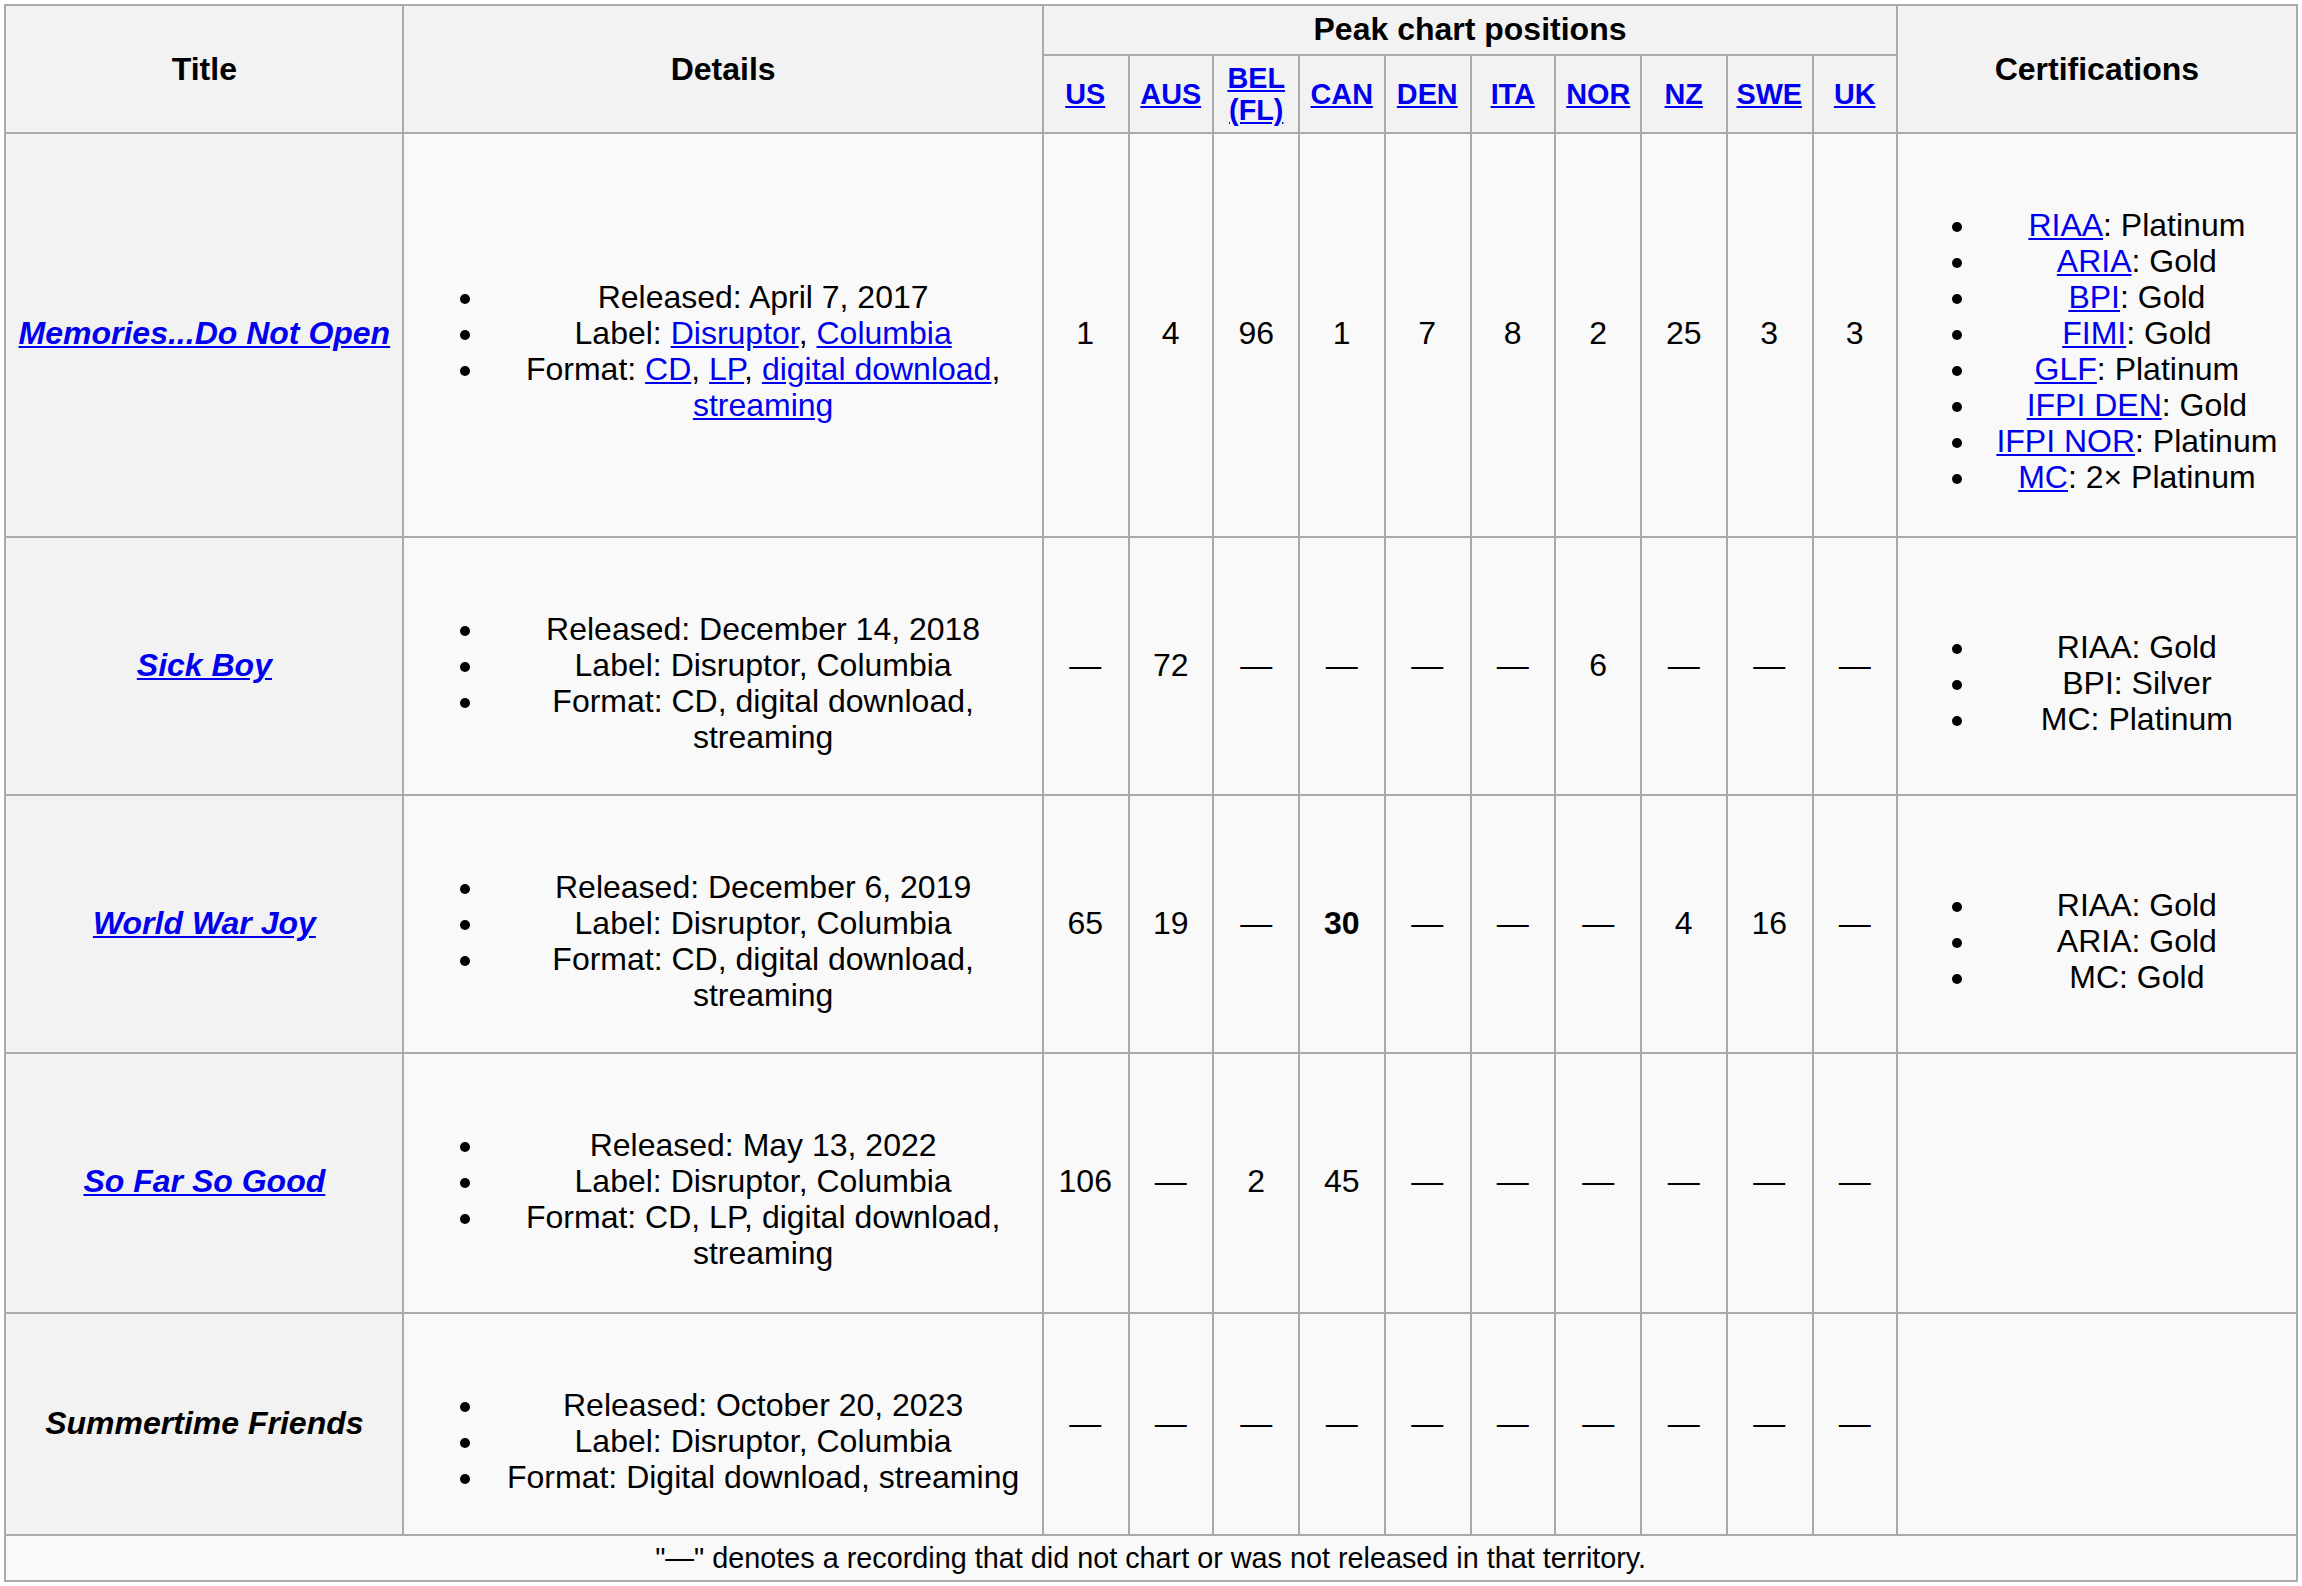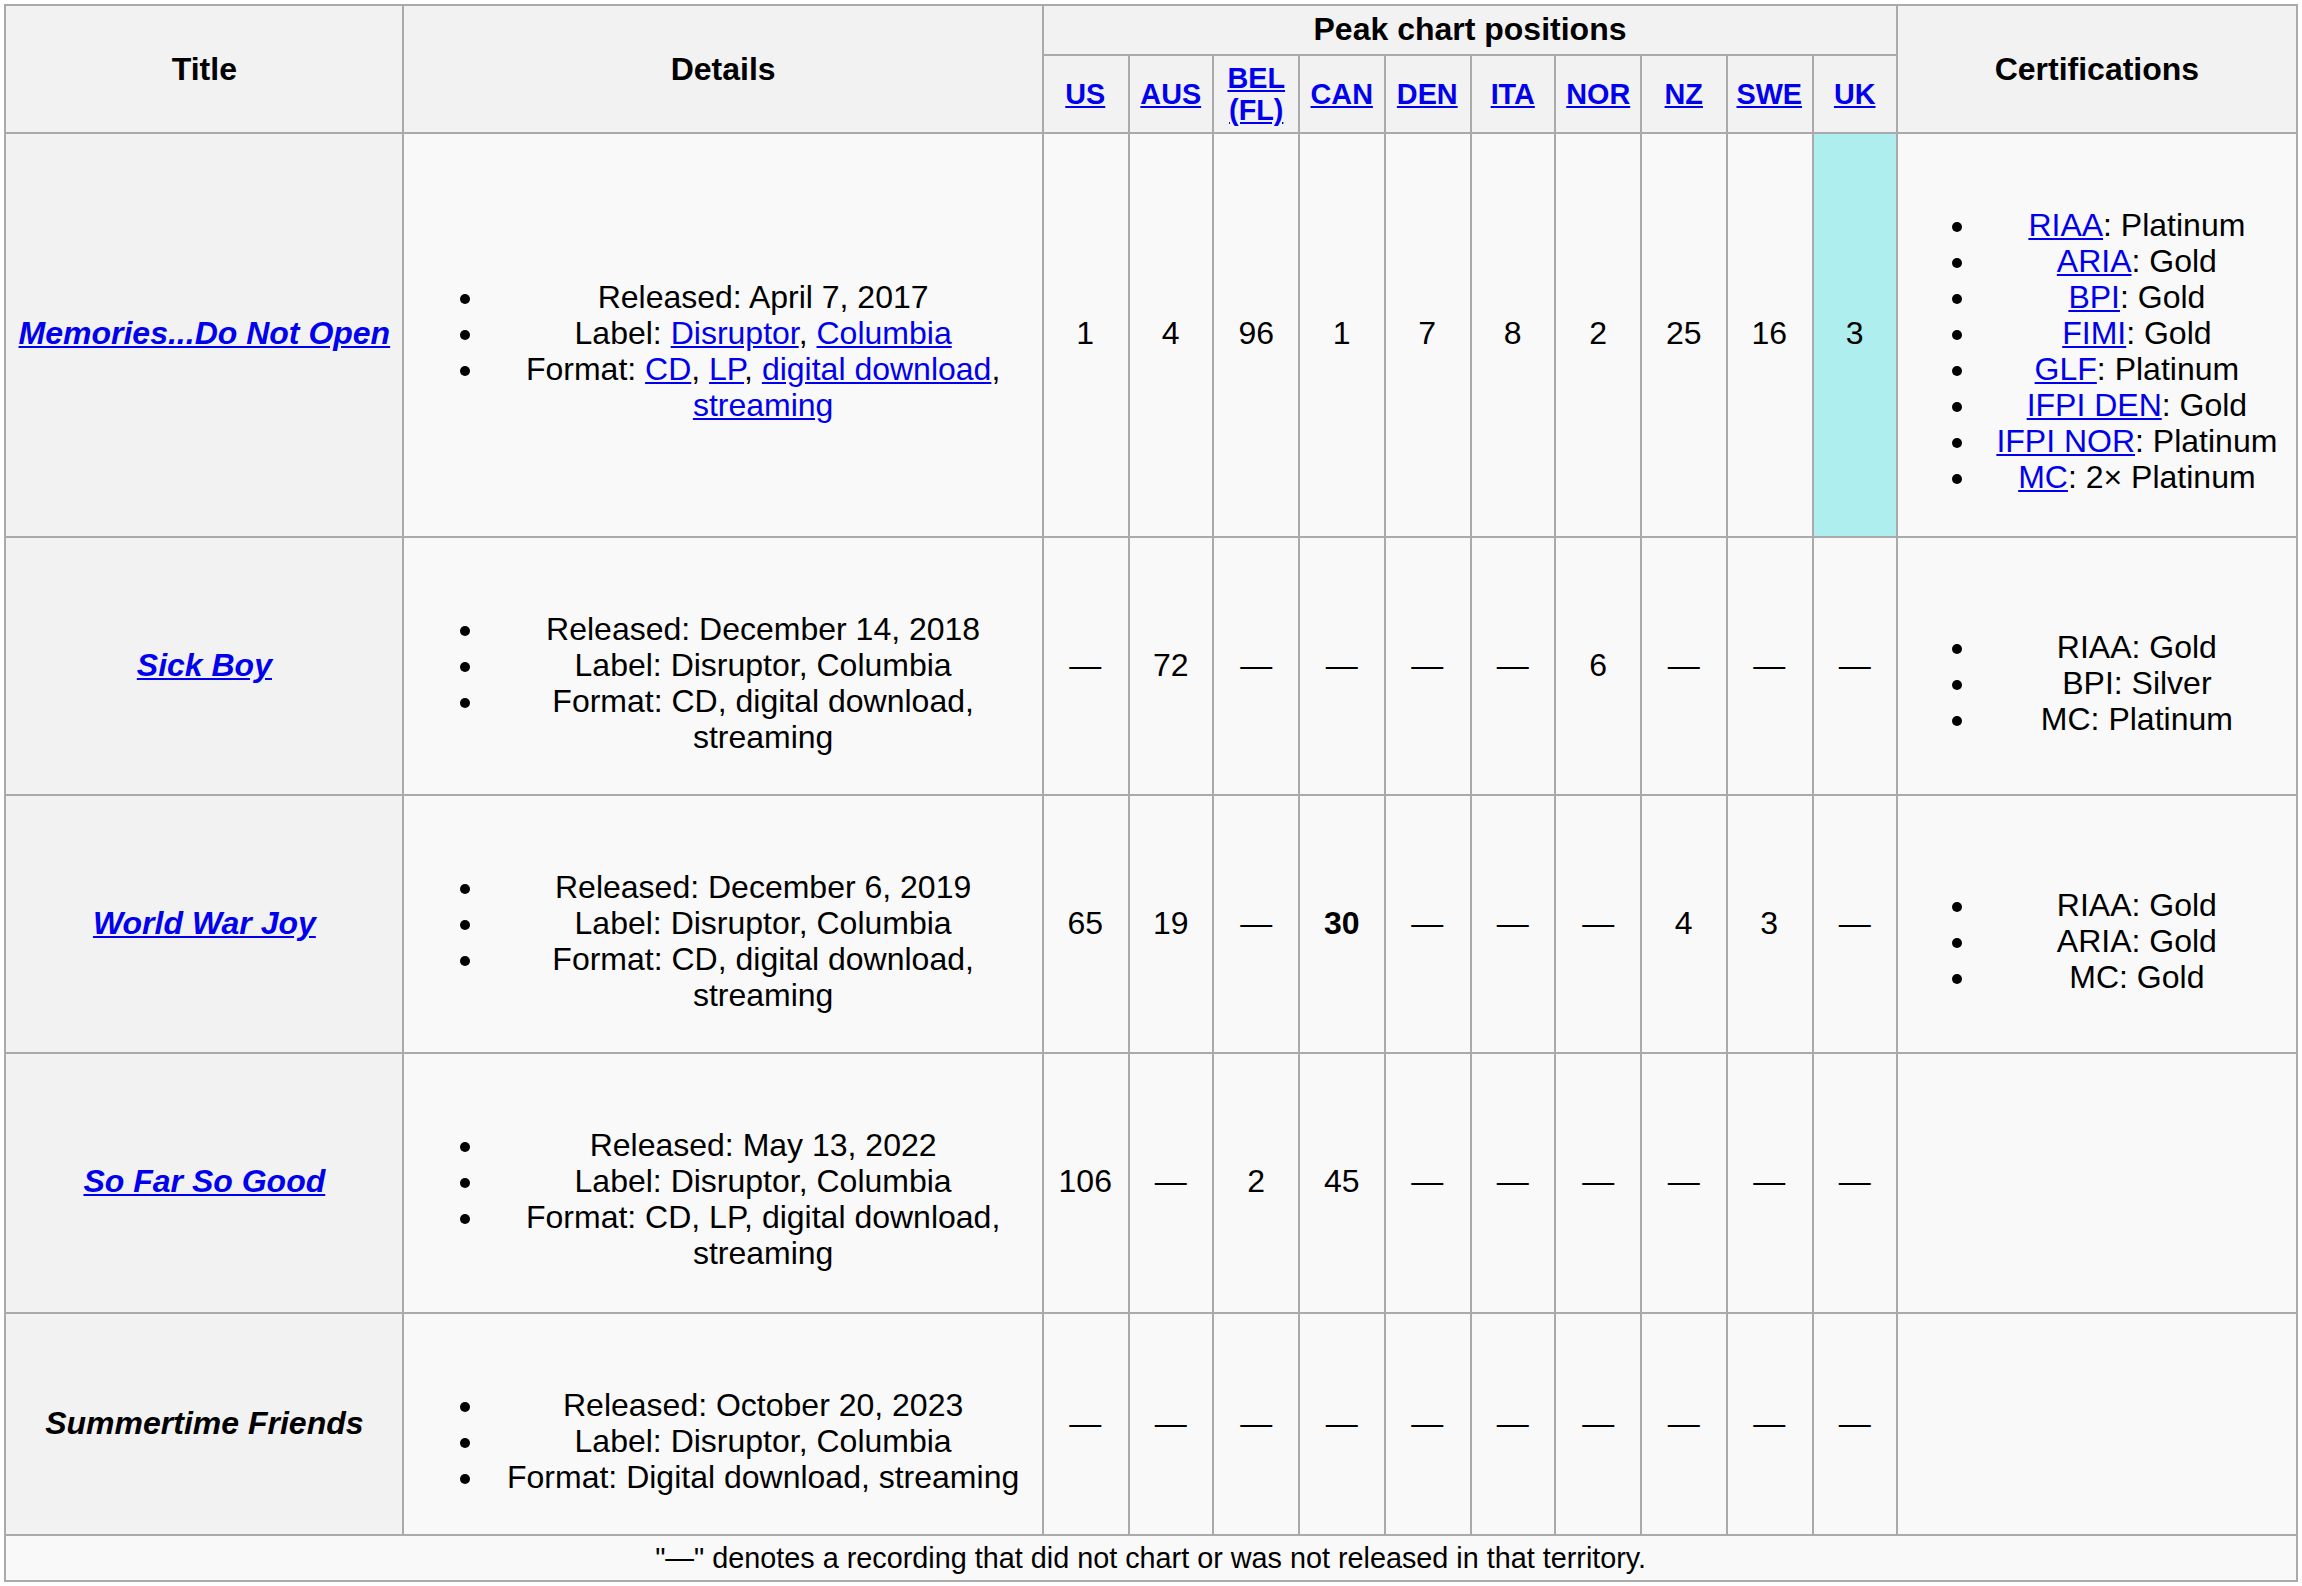(1769, 334) 3 -> (1769, 334) 16
(1855, 334) no background -> (1855, 334) paleturquoise background
(1769, 923) 16 -> (1769, 923) 3
